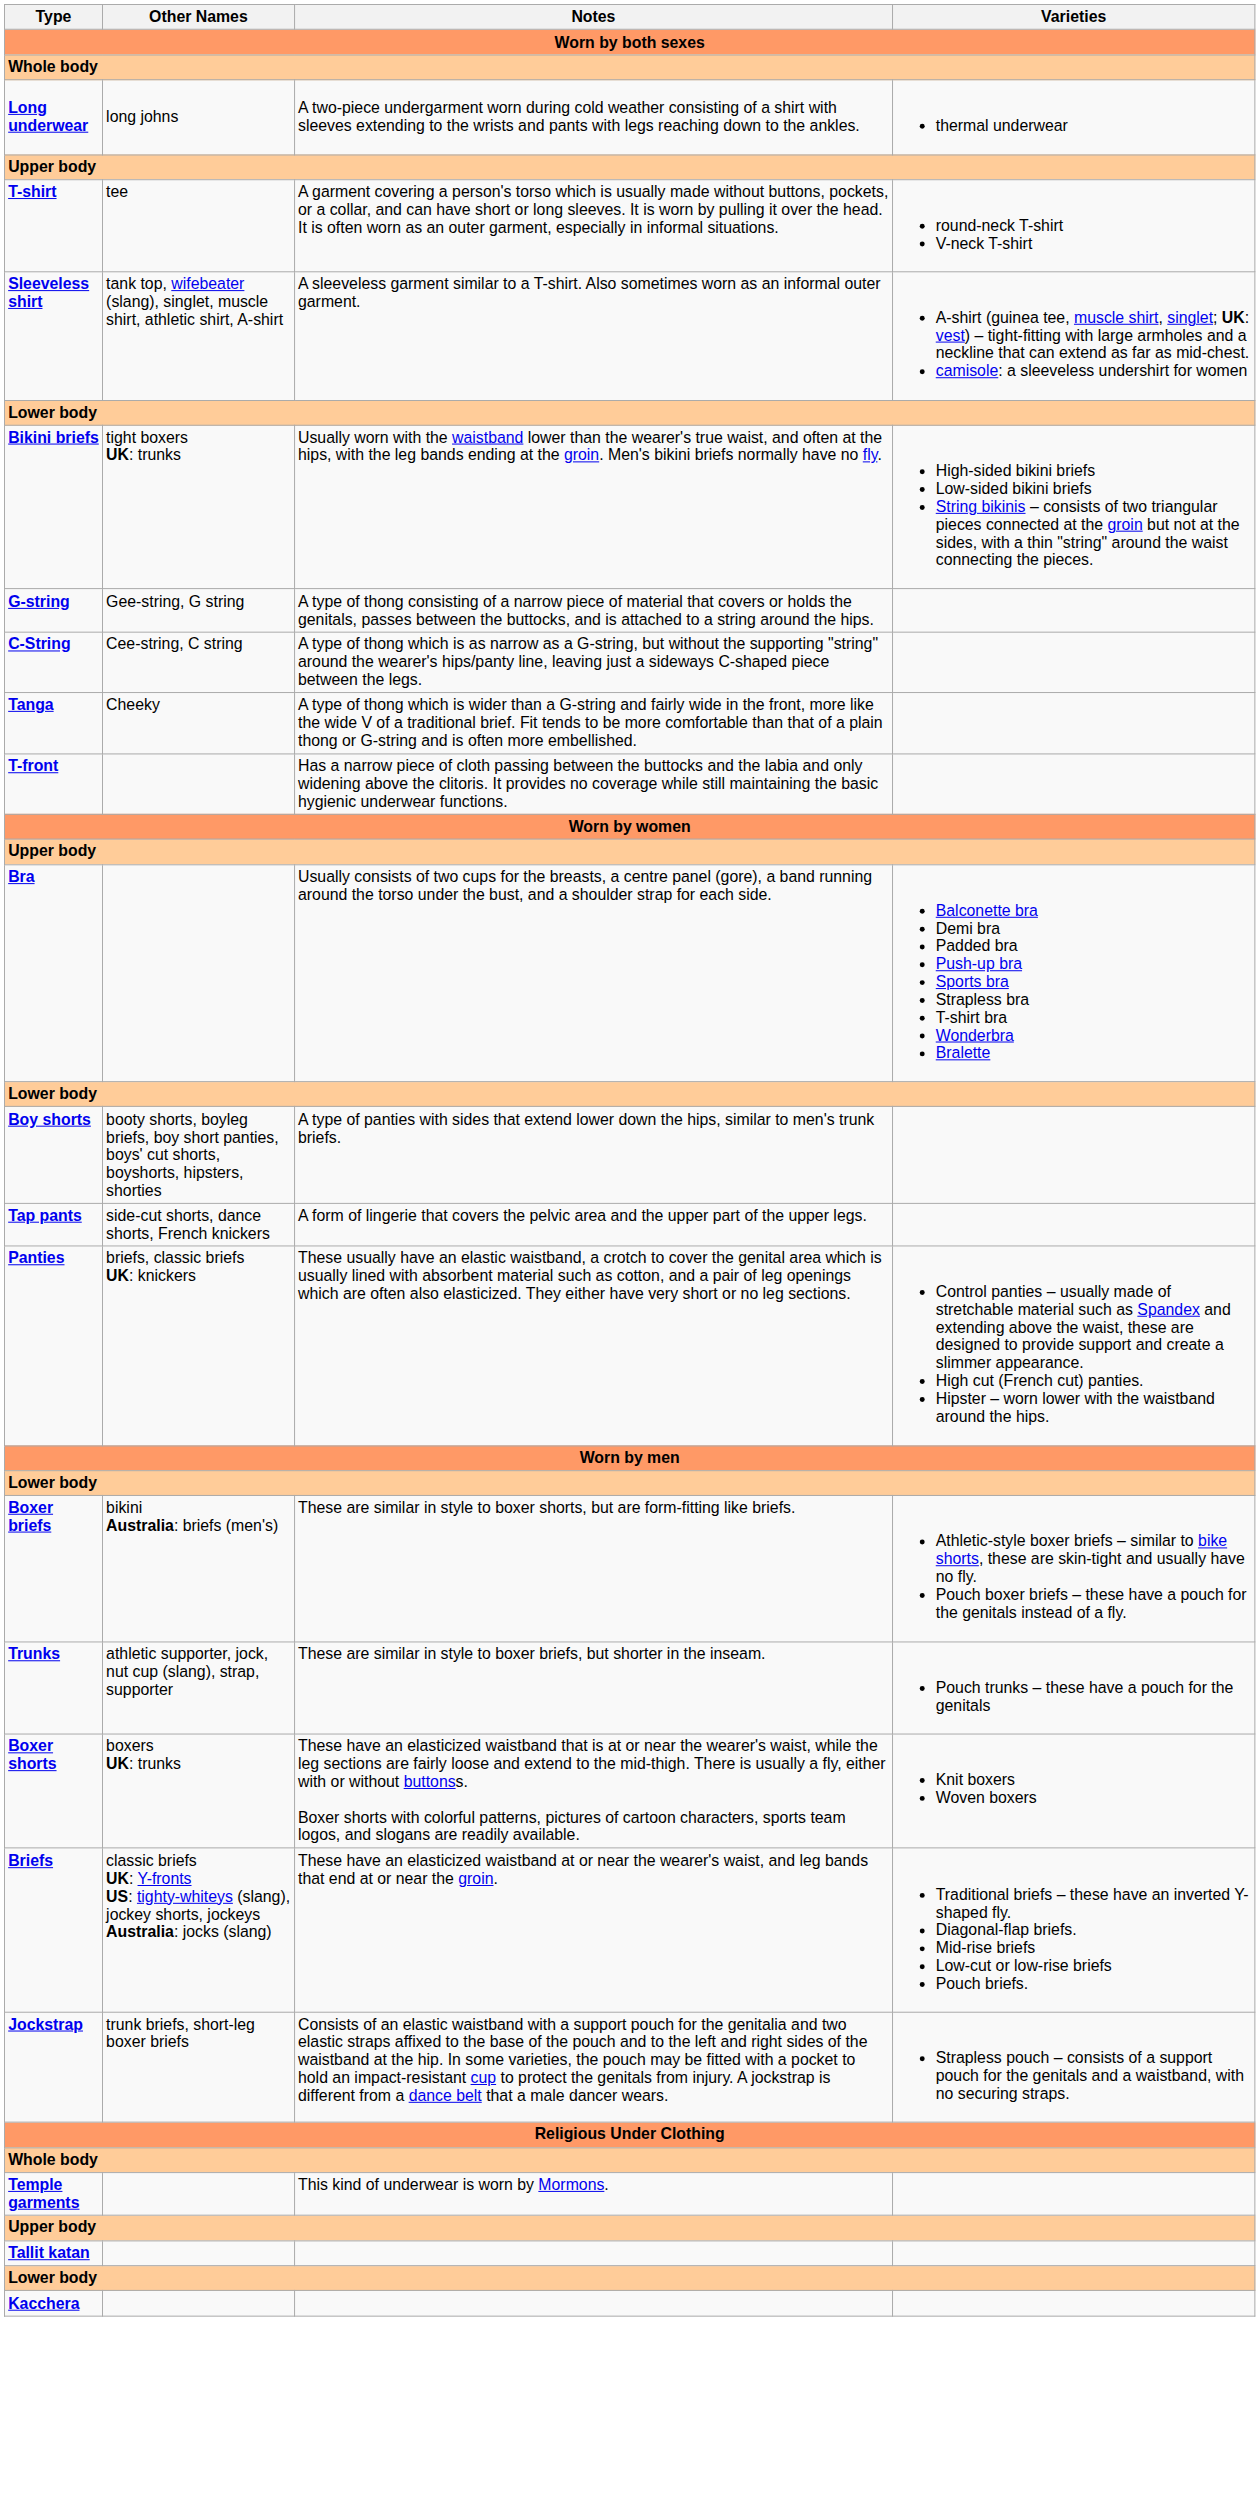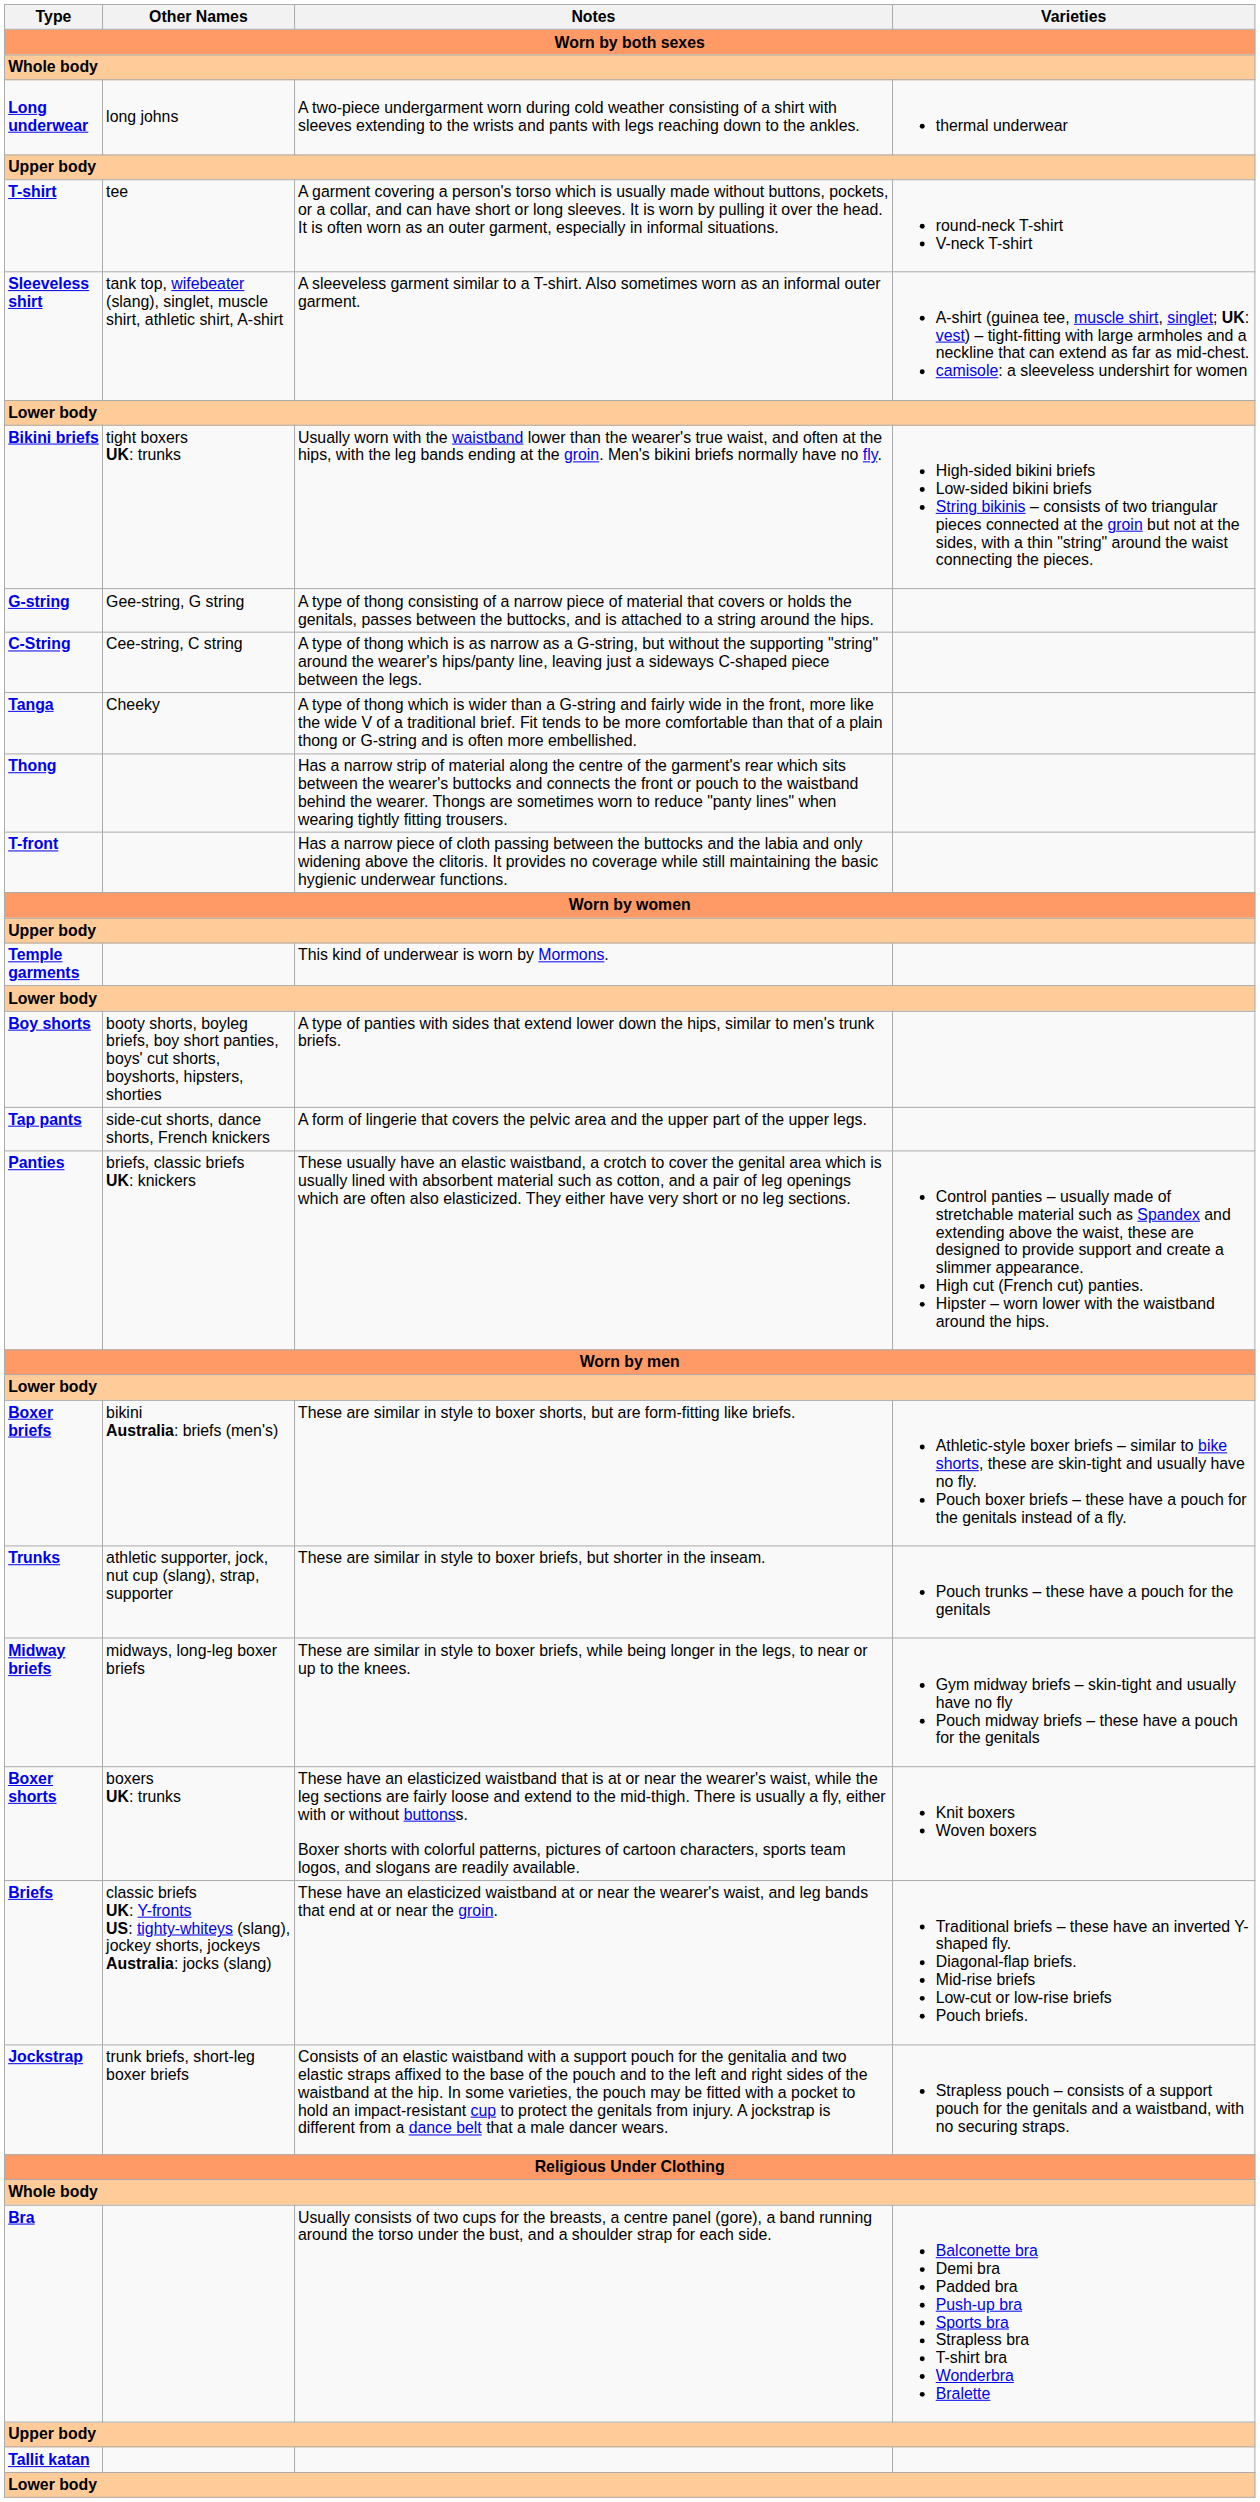+ row: (32, 765)
rows swapped: (21, 876) <-> (44, 2193)
+ row: (37, 1659)
- row: (44, 2303)
